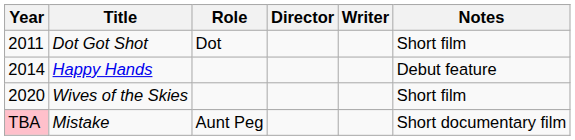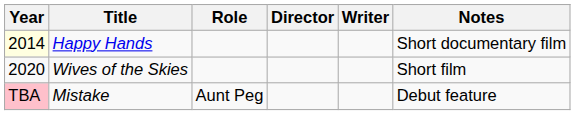- row: (100, 43)
(27, 69) no background -> (27, 43) lightyellow background
(447, 69) Debut feature -> (481, 43) Short documentary film
(481, 122) Short documentary film -> (447, 95) Debut feature
